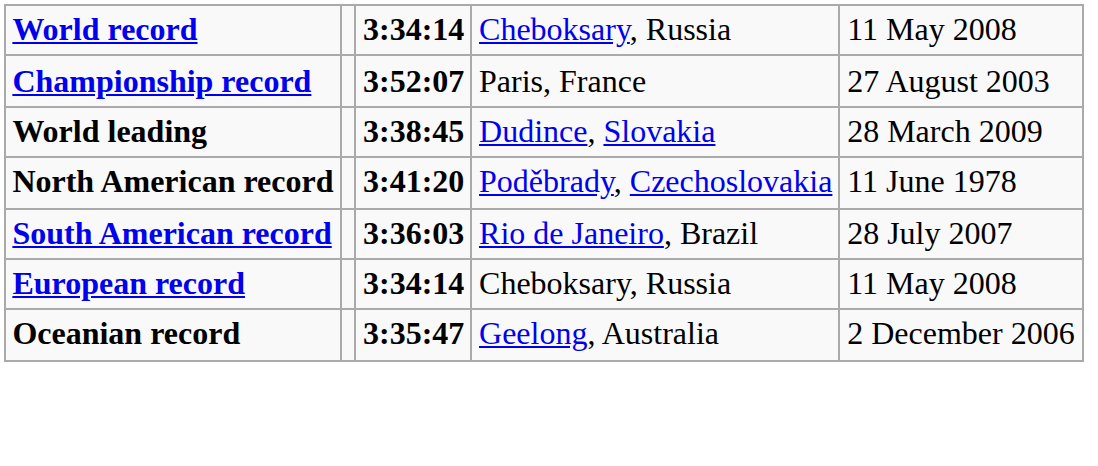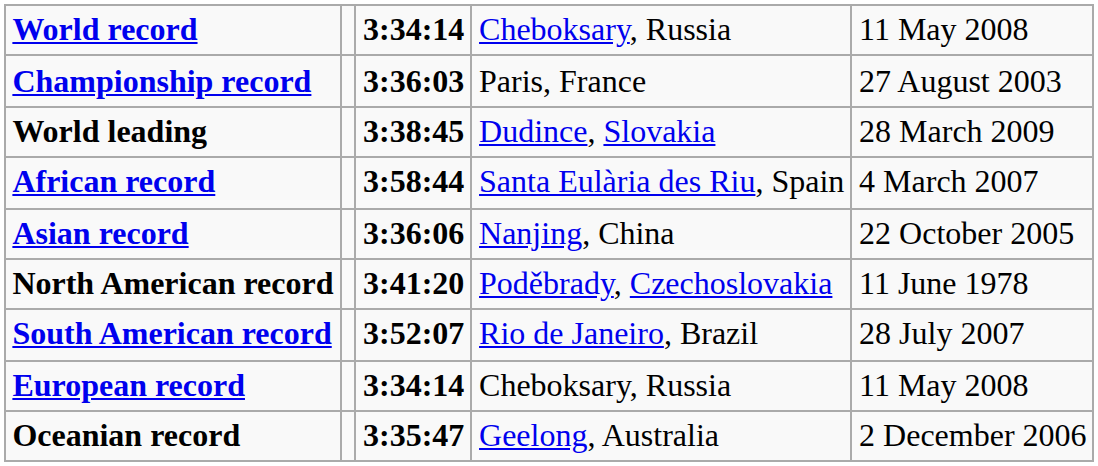(414, 80) 3:52:07 -> (414, 80) 3:36:03
+ row: (114, 182)
+ row: (101, 232)
(414, 232) 3:36:03 -> (414, 334) 3:52:07
